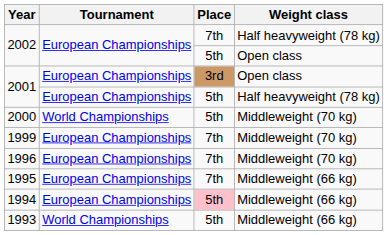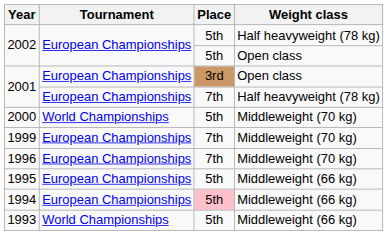(214, 35) 7th -> (214, 35) 5th
(214, 96) 5th -> (214, 96) 7th
(214, 179) 7th -> (214, 179) 5th
